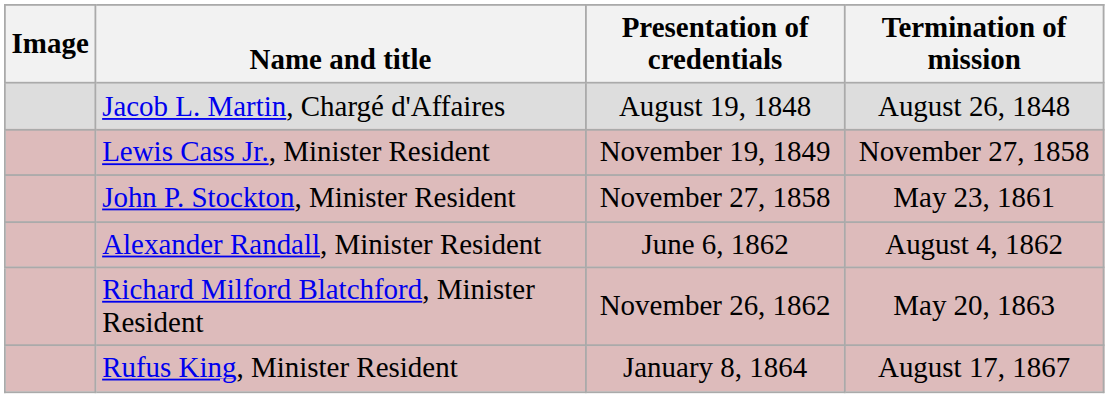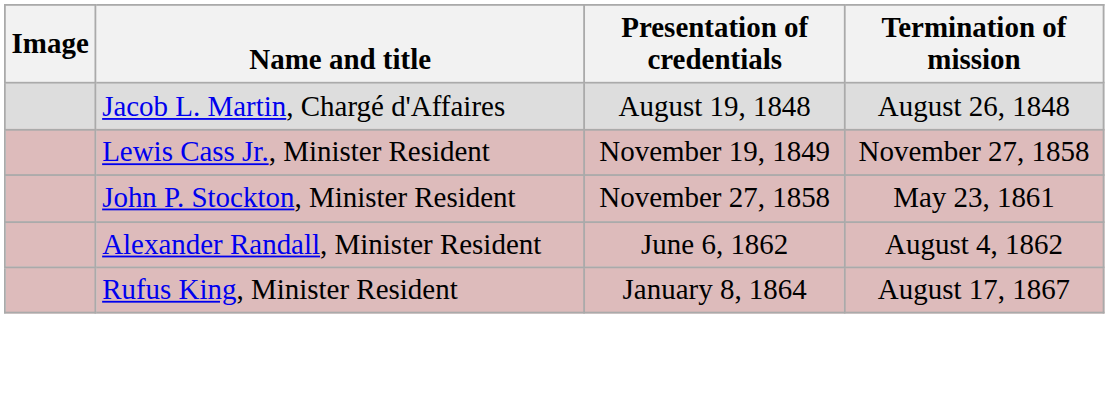- row: (318, 305)
